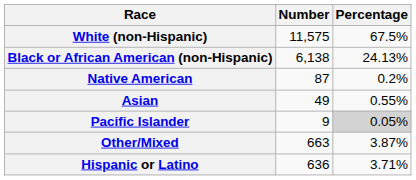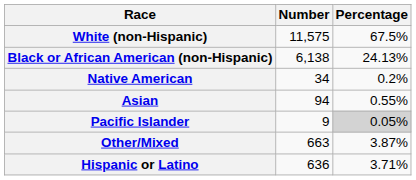(322, 79) 87 -> (322, 79) 34
(322, 100) 49 -> (322, 100) 94
